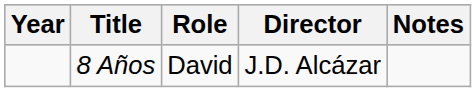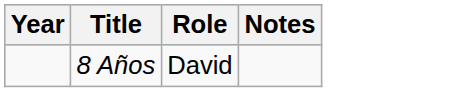- column: (313, 24)
